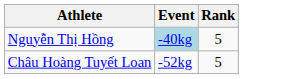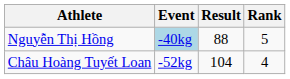+ column: (221, 16)
(218, 62) 5 -> (265, 62) 4
